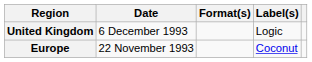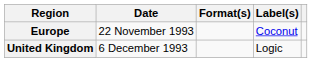rows swapped: (50, 48) <-> (50, 31)
